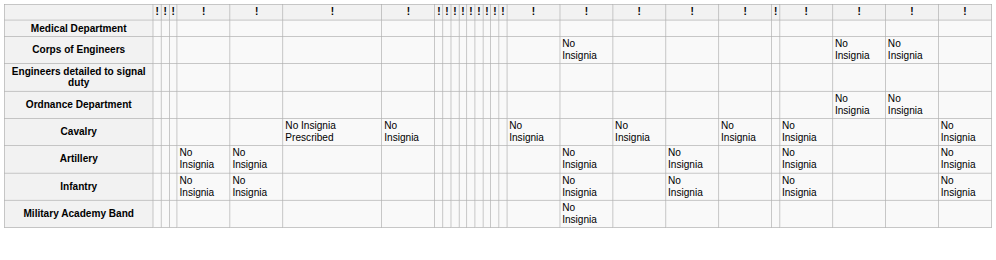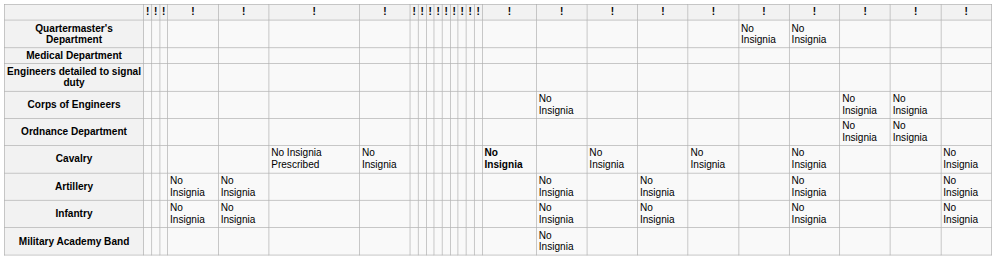+ row: (74, 34)
rows swapped: (79, 50) <-> (79, 77)
(527, 132) normal -> (504, 159) bold
